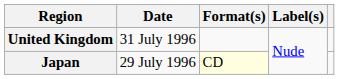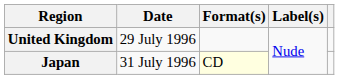(158, 39) 31 July 1996 -> (158, 39) 29 July 1996
(158, 62) 29 July 1996 -> (158, 62) 31 July 1996
